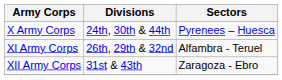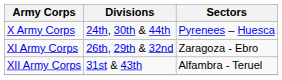(220, 48) Alfambra - Teruel -> (218, 48) Zaragoza - Ebro
(218, 65) Zaragoza - Ebro -> (220, 65) Alfambra - Teruel
